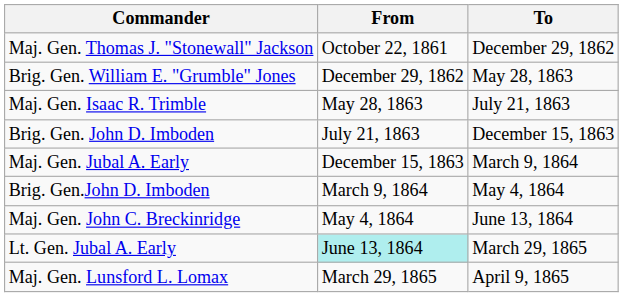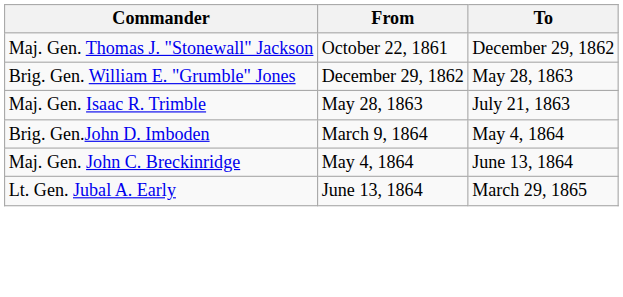- row: (111, 133)
- row: (99, 162)
(372, 248) paleturquoise background -> (372, 190) no background
- row: (118, 276)
